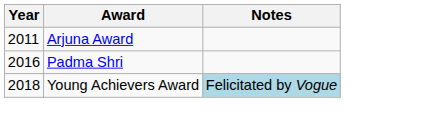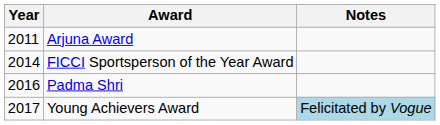+ row: (170, 62)
(24, 85) 2018 -> (24, 108) 2017
